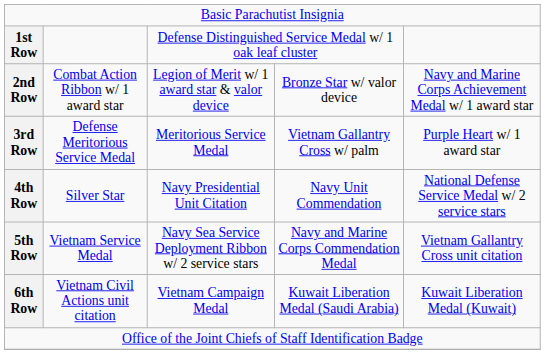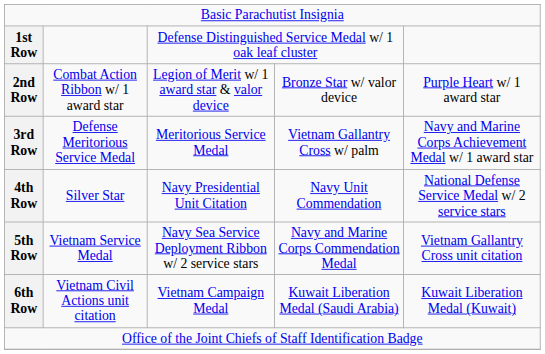(472, 90) Navy and Marine Corps Achievement Medal w/ 1 award star -> (472, 90) Purple Heart w/ 1 award star
(472, 142) Purple Heart w/ 1 award star -> (472, 142) Navy and Marine Corps Achievement Medal w/ 1 award star
